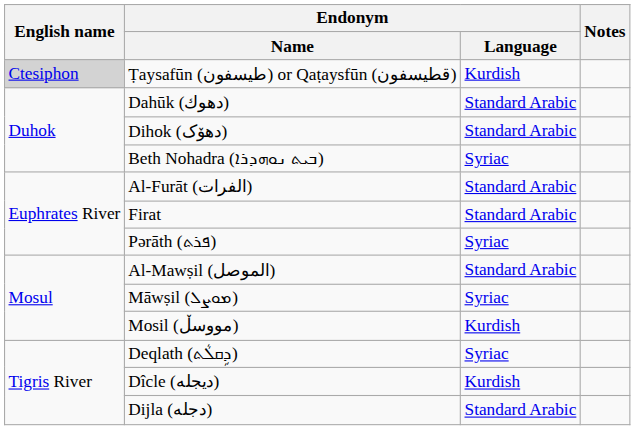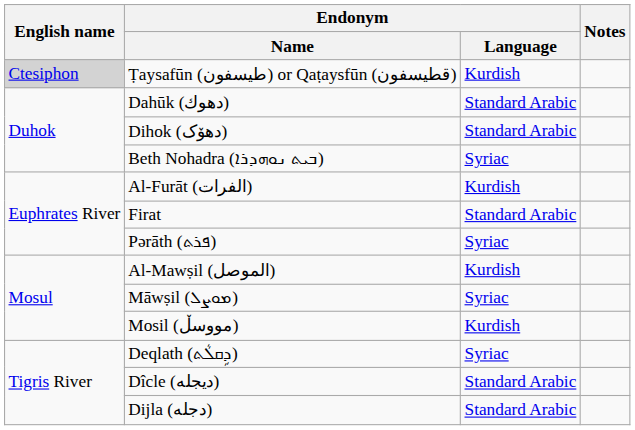(520, 186) Standard Arabic -> (492, 186) Kurdish
(520, 269) Standard Arabic -> (492, 269) Kurdish
(492, 381) Kurdish -> (520, 381) Standard Arabic
